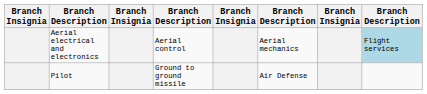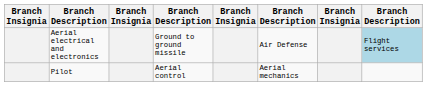(170, 45) Aerial control -> (175, 45) Ground to ground missile
(279, 45) Aerial mechanics -> (283, 45) Air Defense
(175, 76) Ground to ground missile -> (170, 72) Aerial control
(283, 76) Air Defense -> (279, 72) Aerial mechanics
